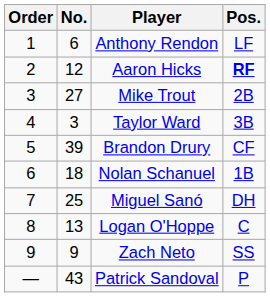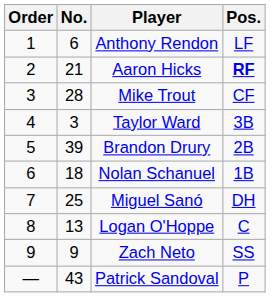(74, 69) 12 -> (74, 69) 21
(74, 95) 27 -> (74, 95) 28
(244, 95) 2B -> (244, 95) CF
(244, 148) CF -> (244, 148) 2B
